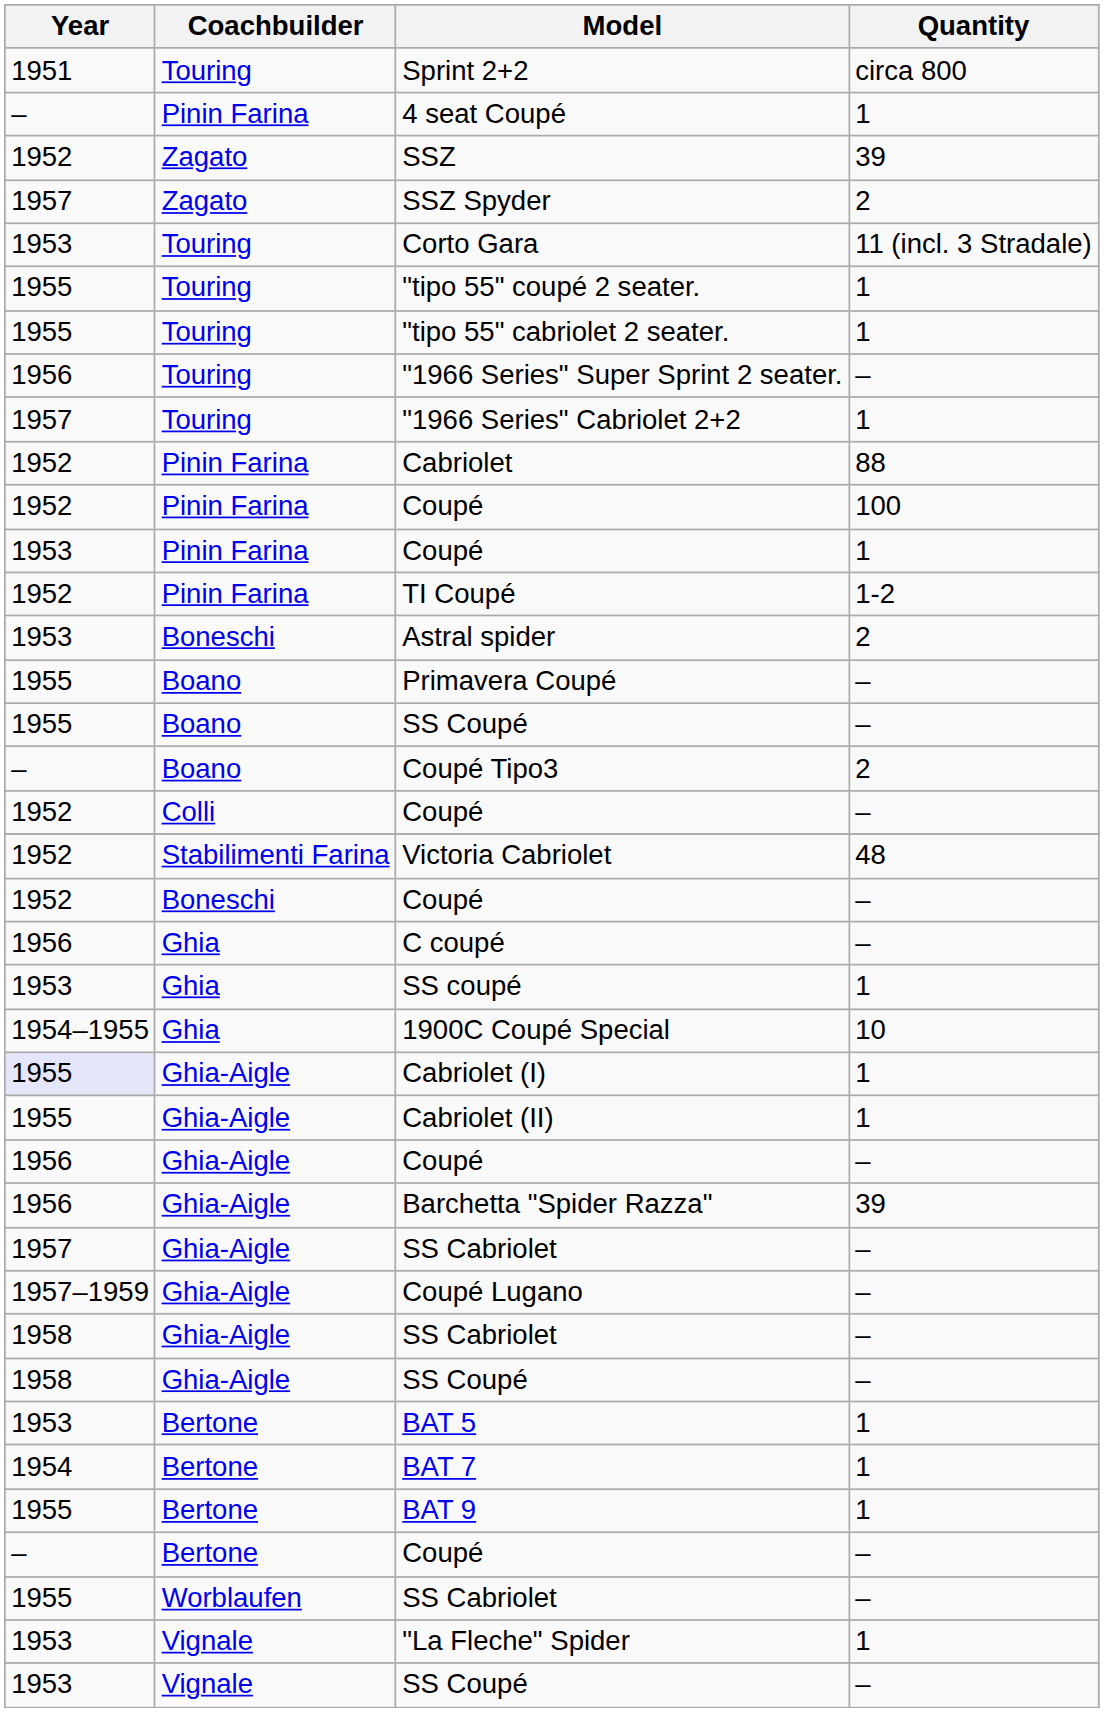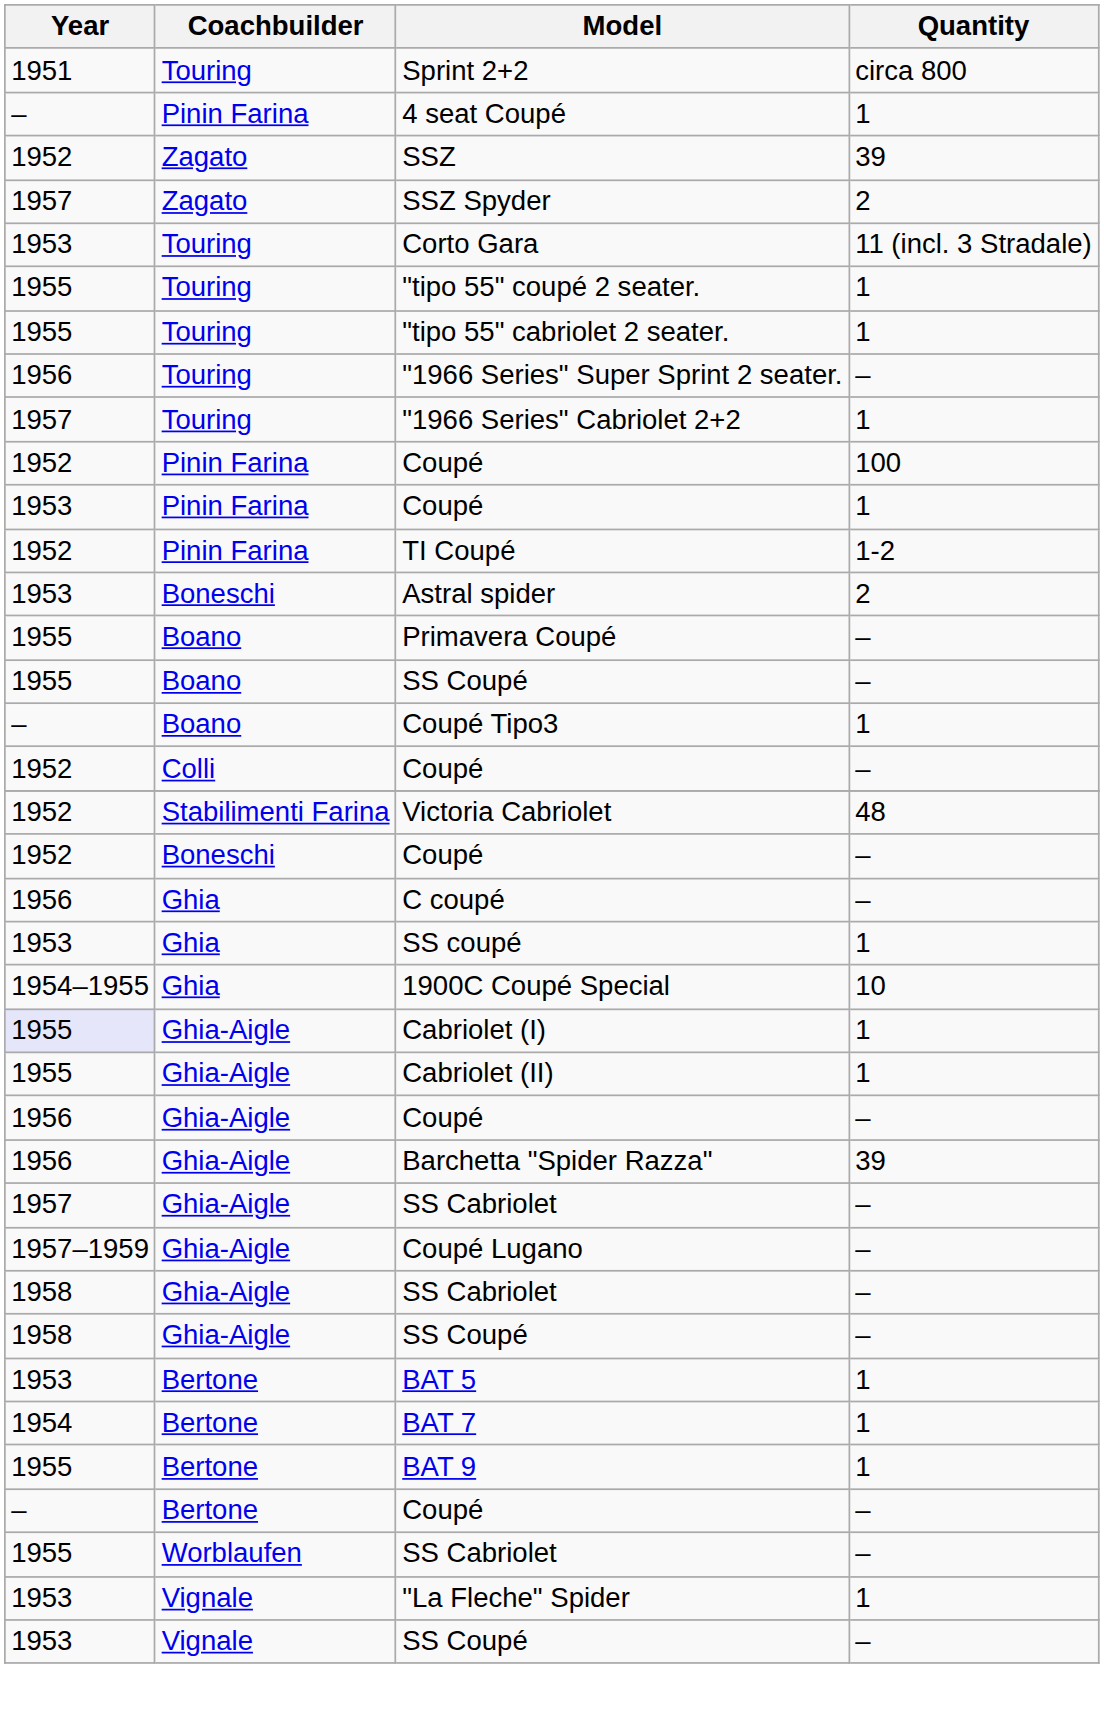- row: (235, 462)
(863, 768) 2 -> (863, 724) 1
